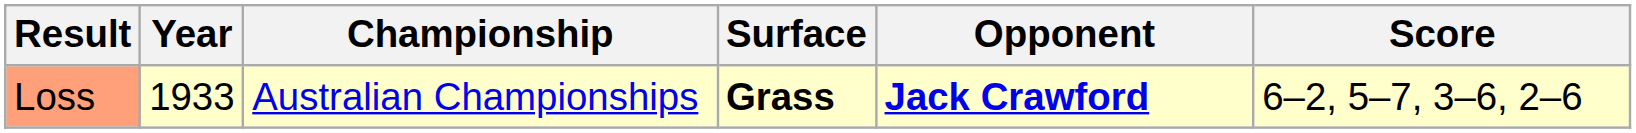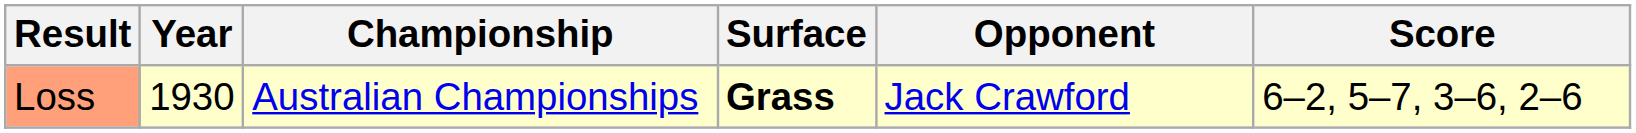(192, 95) 1933 -> (192, 95) 1930
(1017, 95) bold -> (1007, 95) normal
